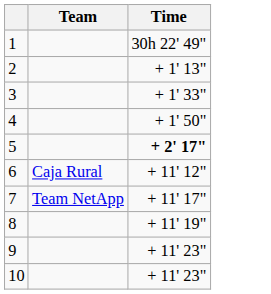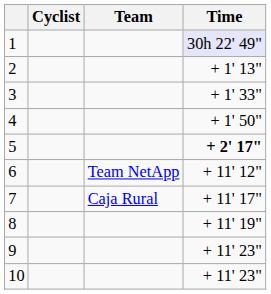+ column: (56, 17)
(169, 43) no background -> (224, 43) lavender background
(67, 172) Caja Rural -> (134, 172) Team NetApp
(78, 198) Team NetApp -> (123, 198) Caja Rural
